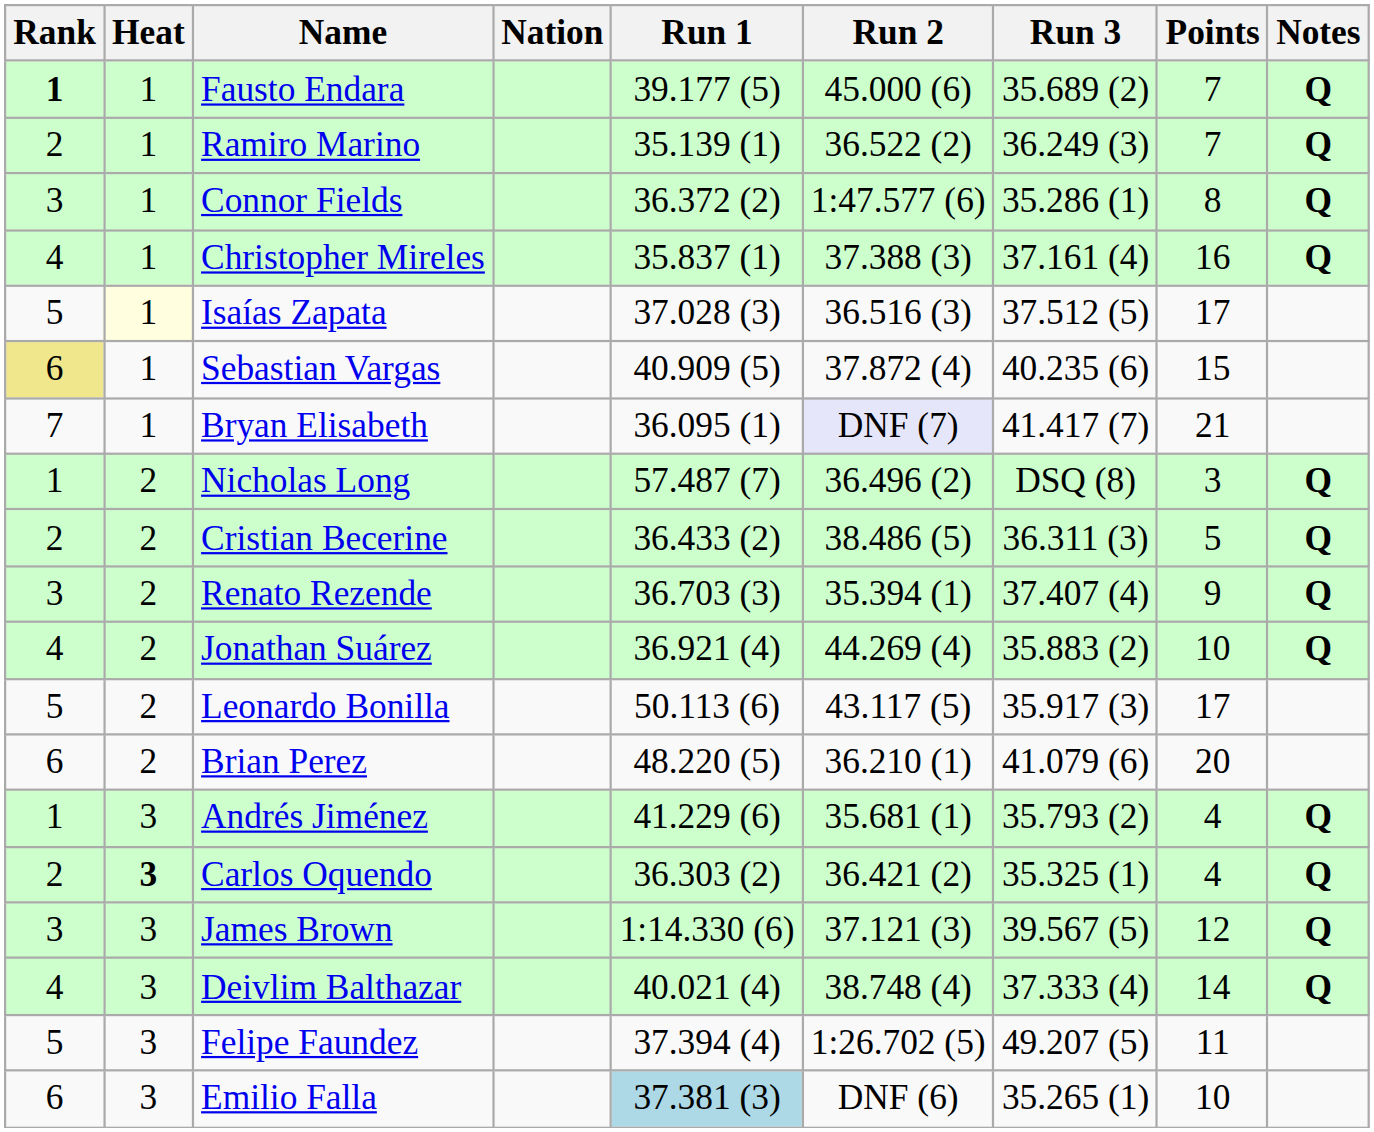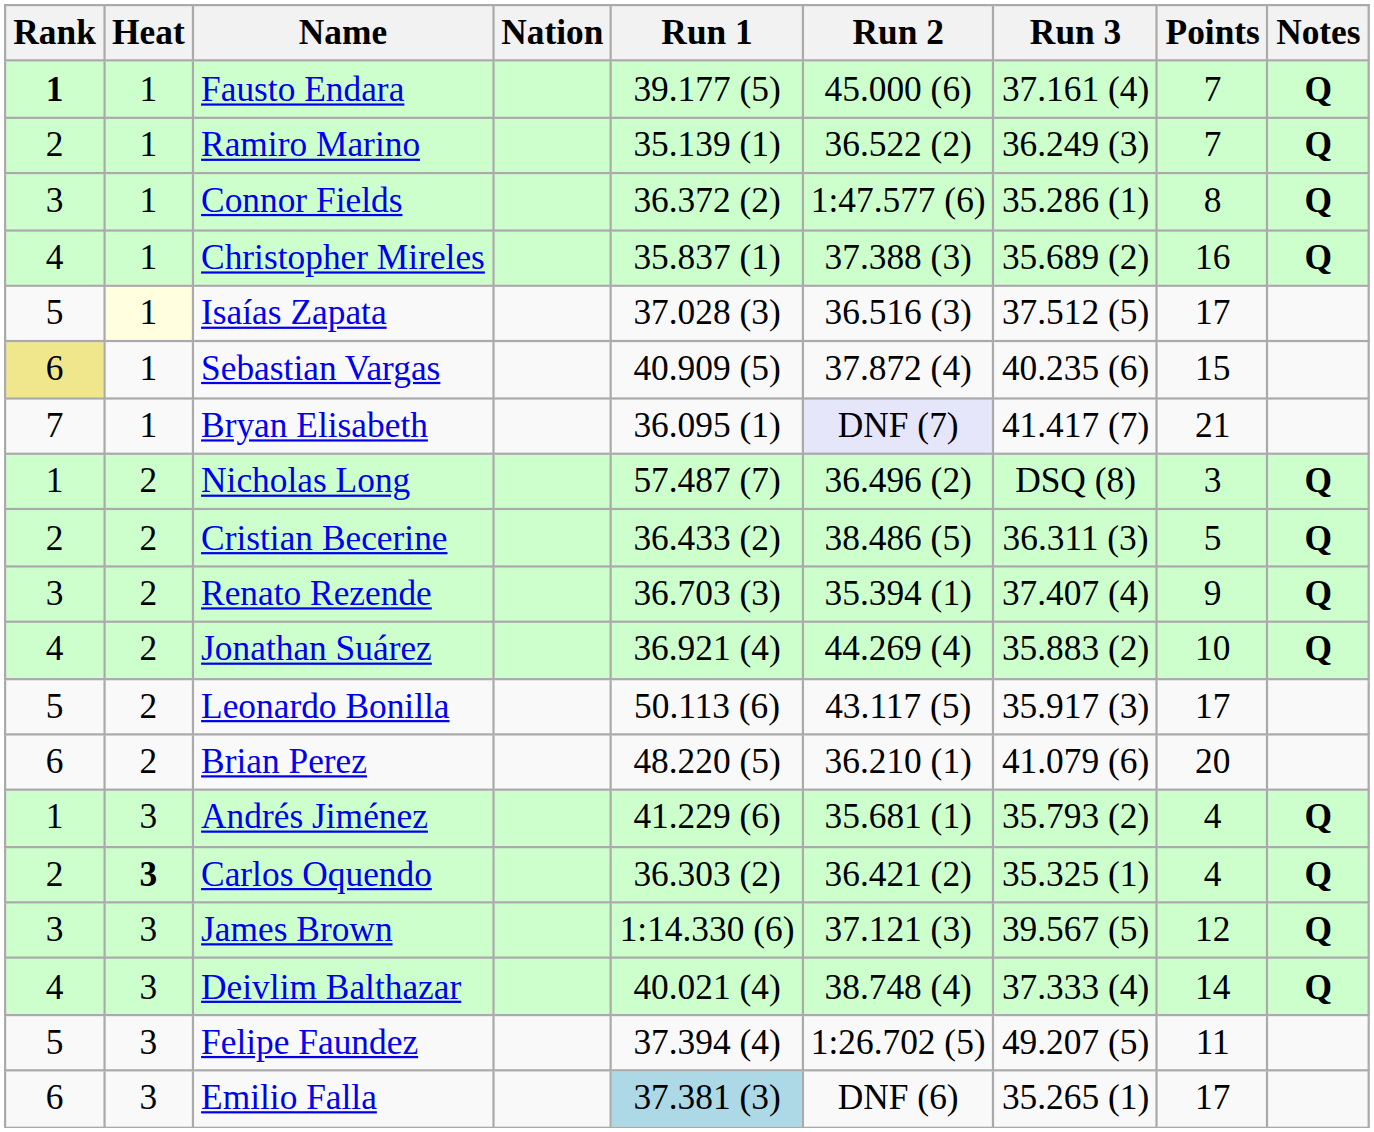(1076, 88) 35.689 (2) -> (1076, 88) 37.161 (4)
(1076, 256) 37.161 (4) -> (1076, 256) 35.689 (2)
(1213, 1098) 10 -> (1213, 1098) 17
